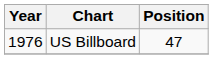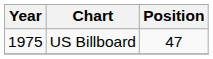(25, 41) 1976 -> (25, 41) 1975
